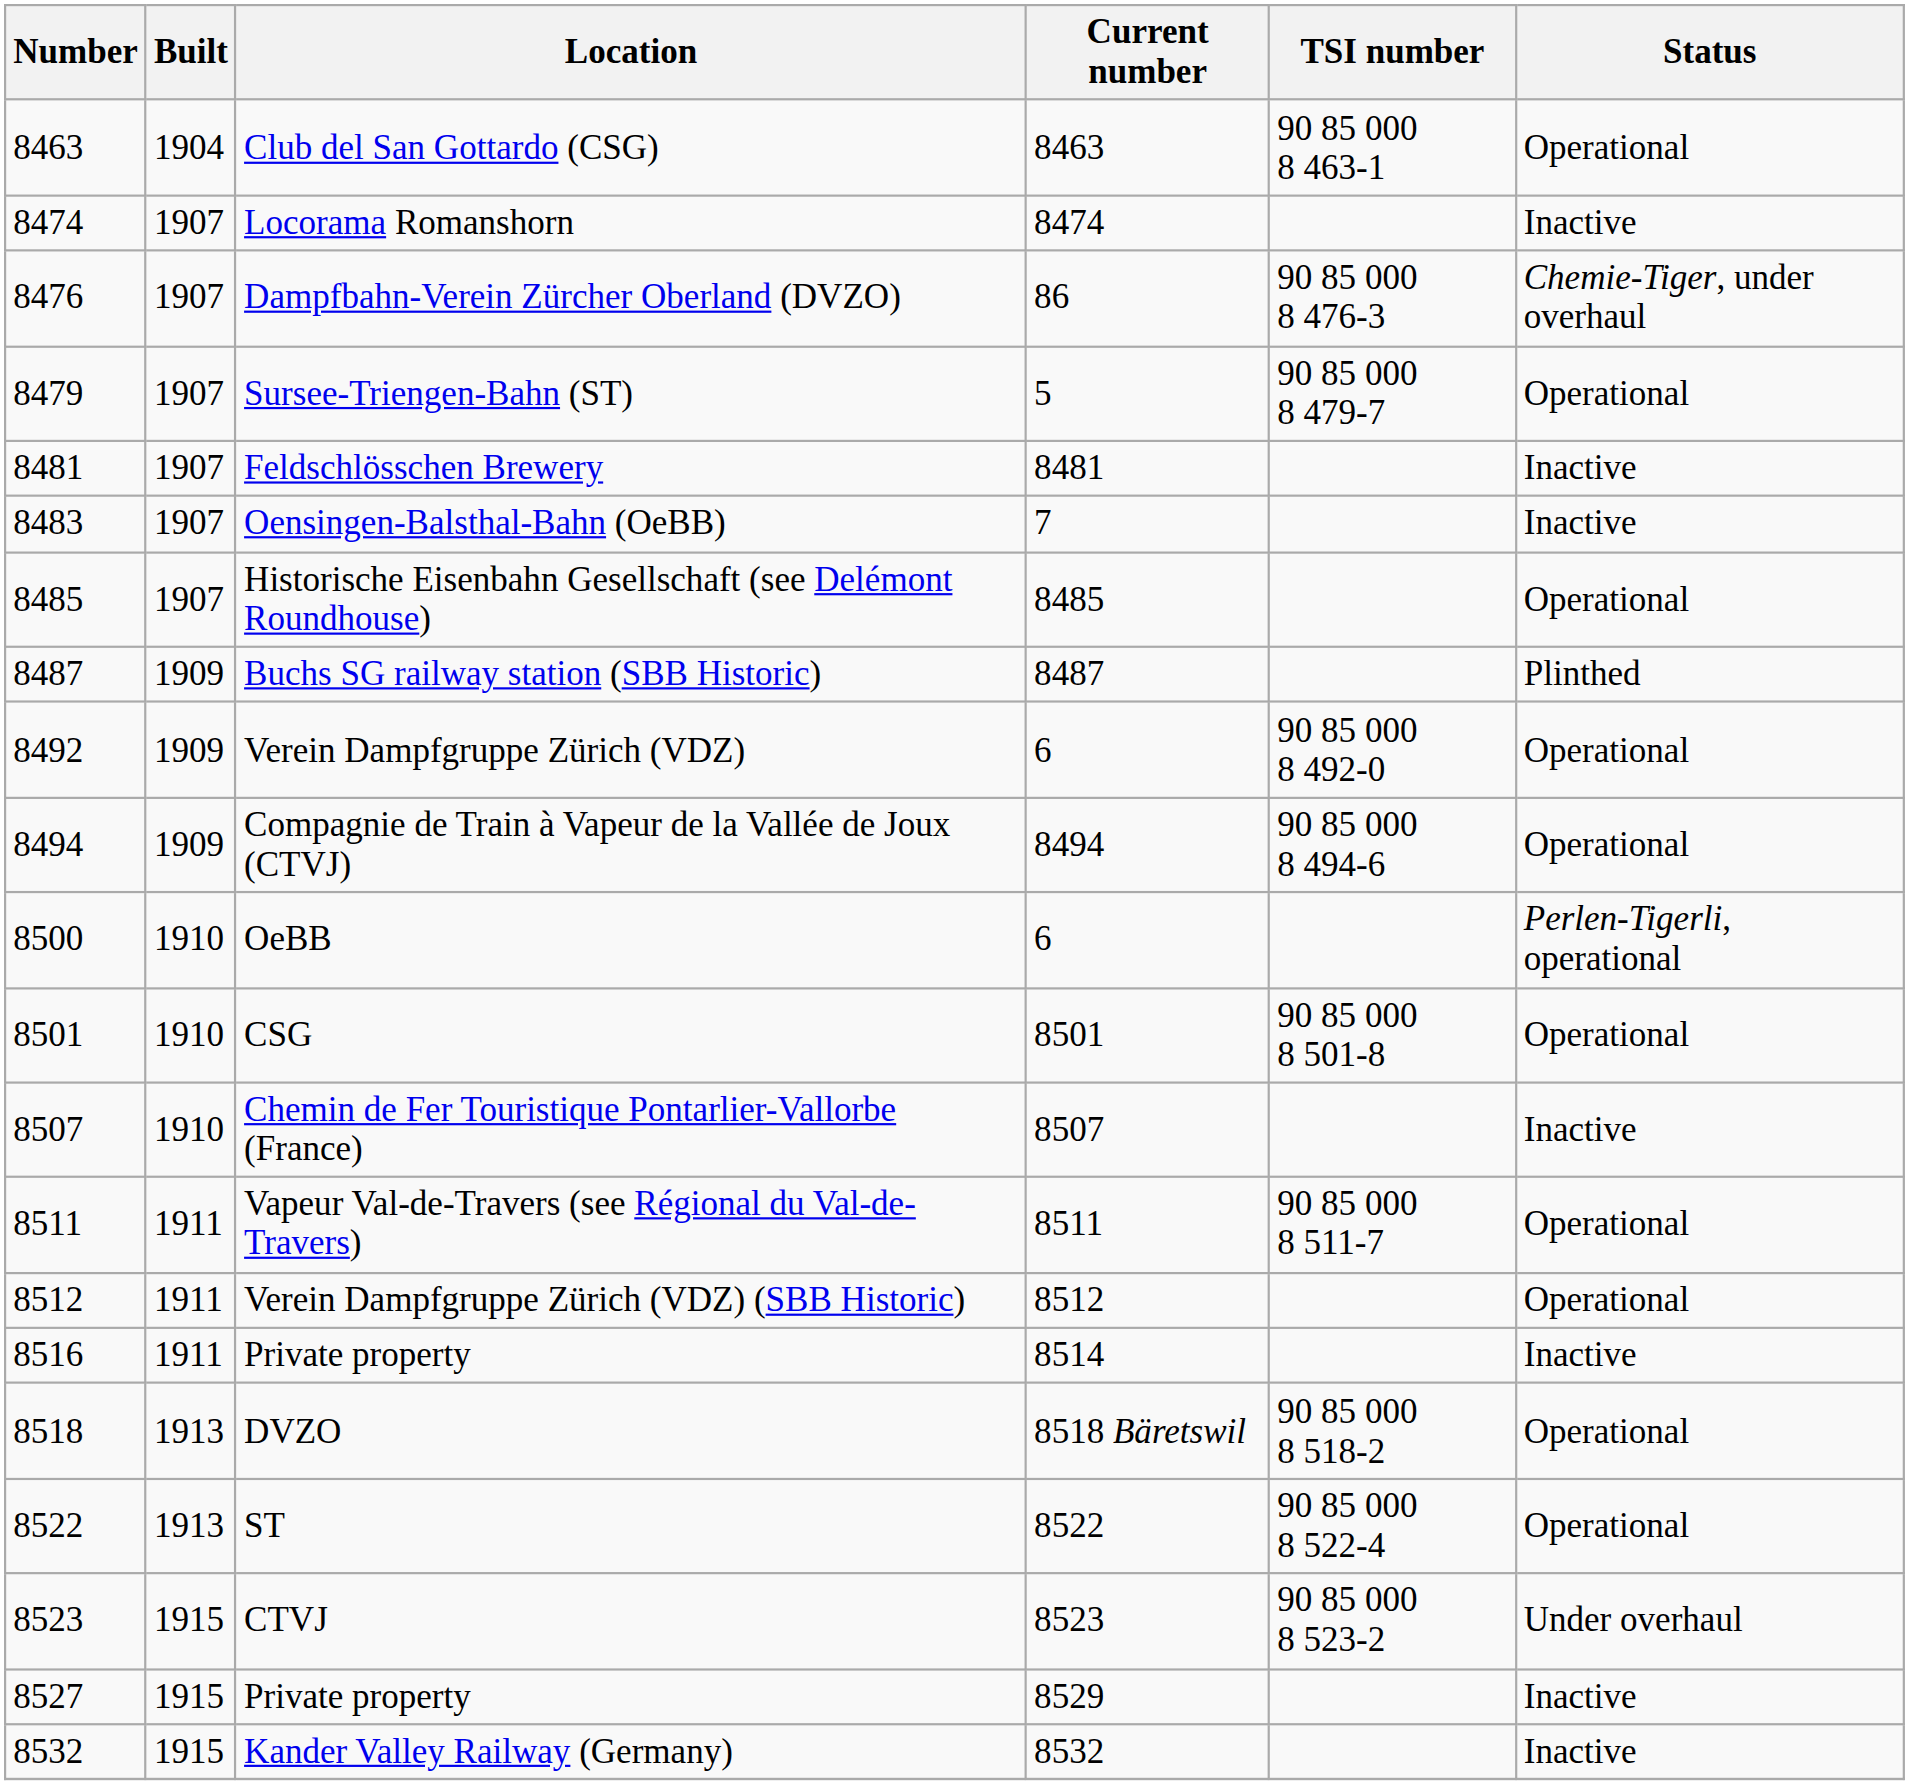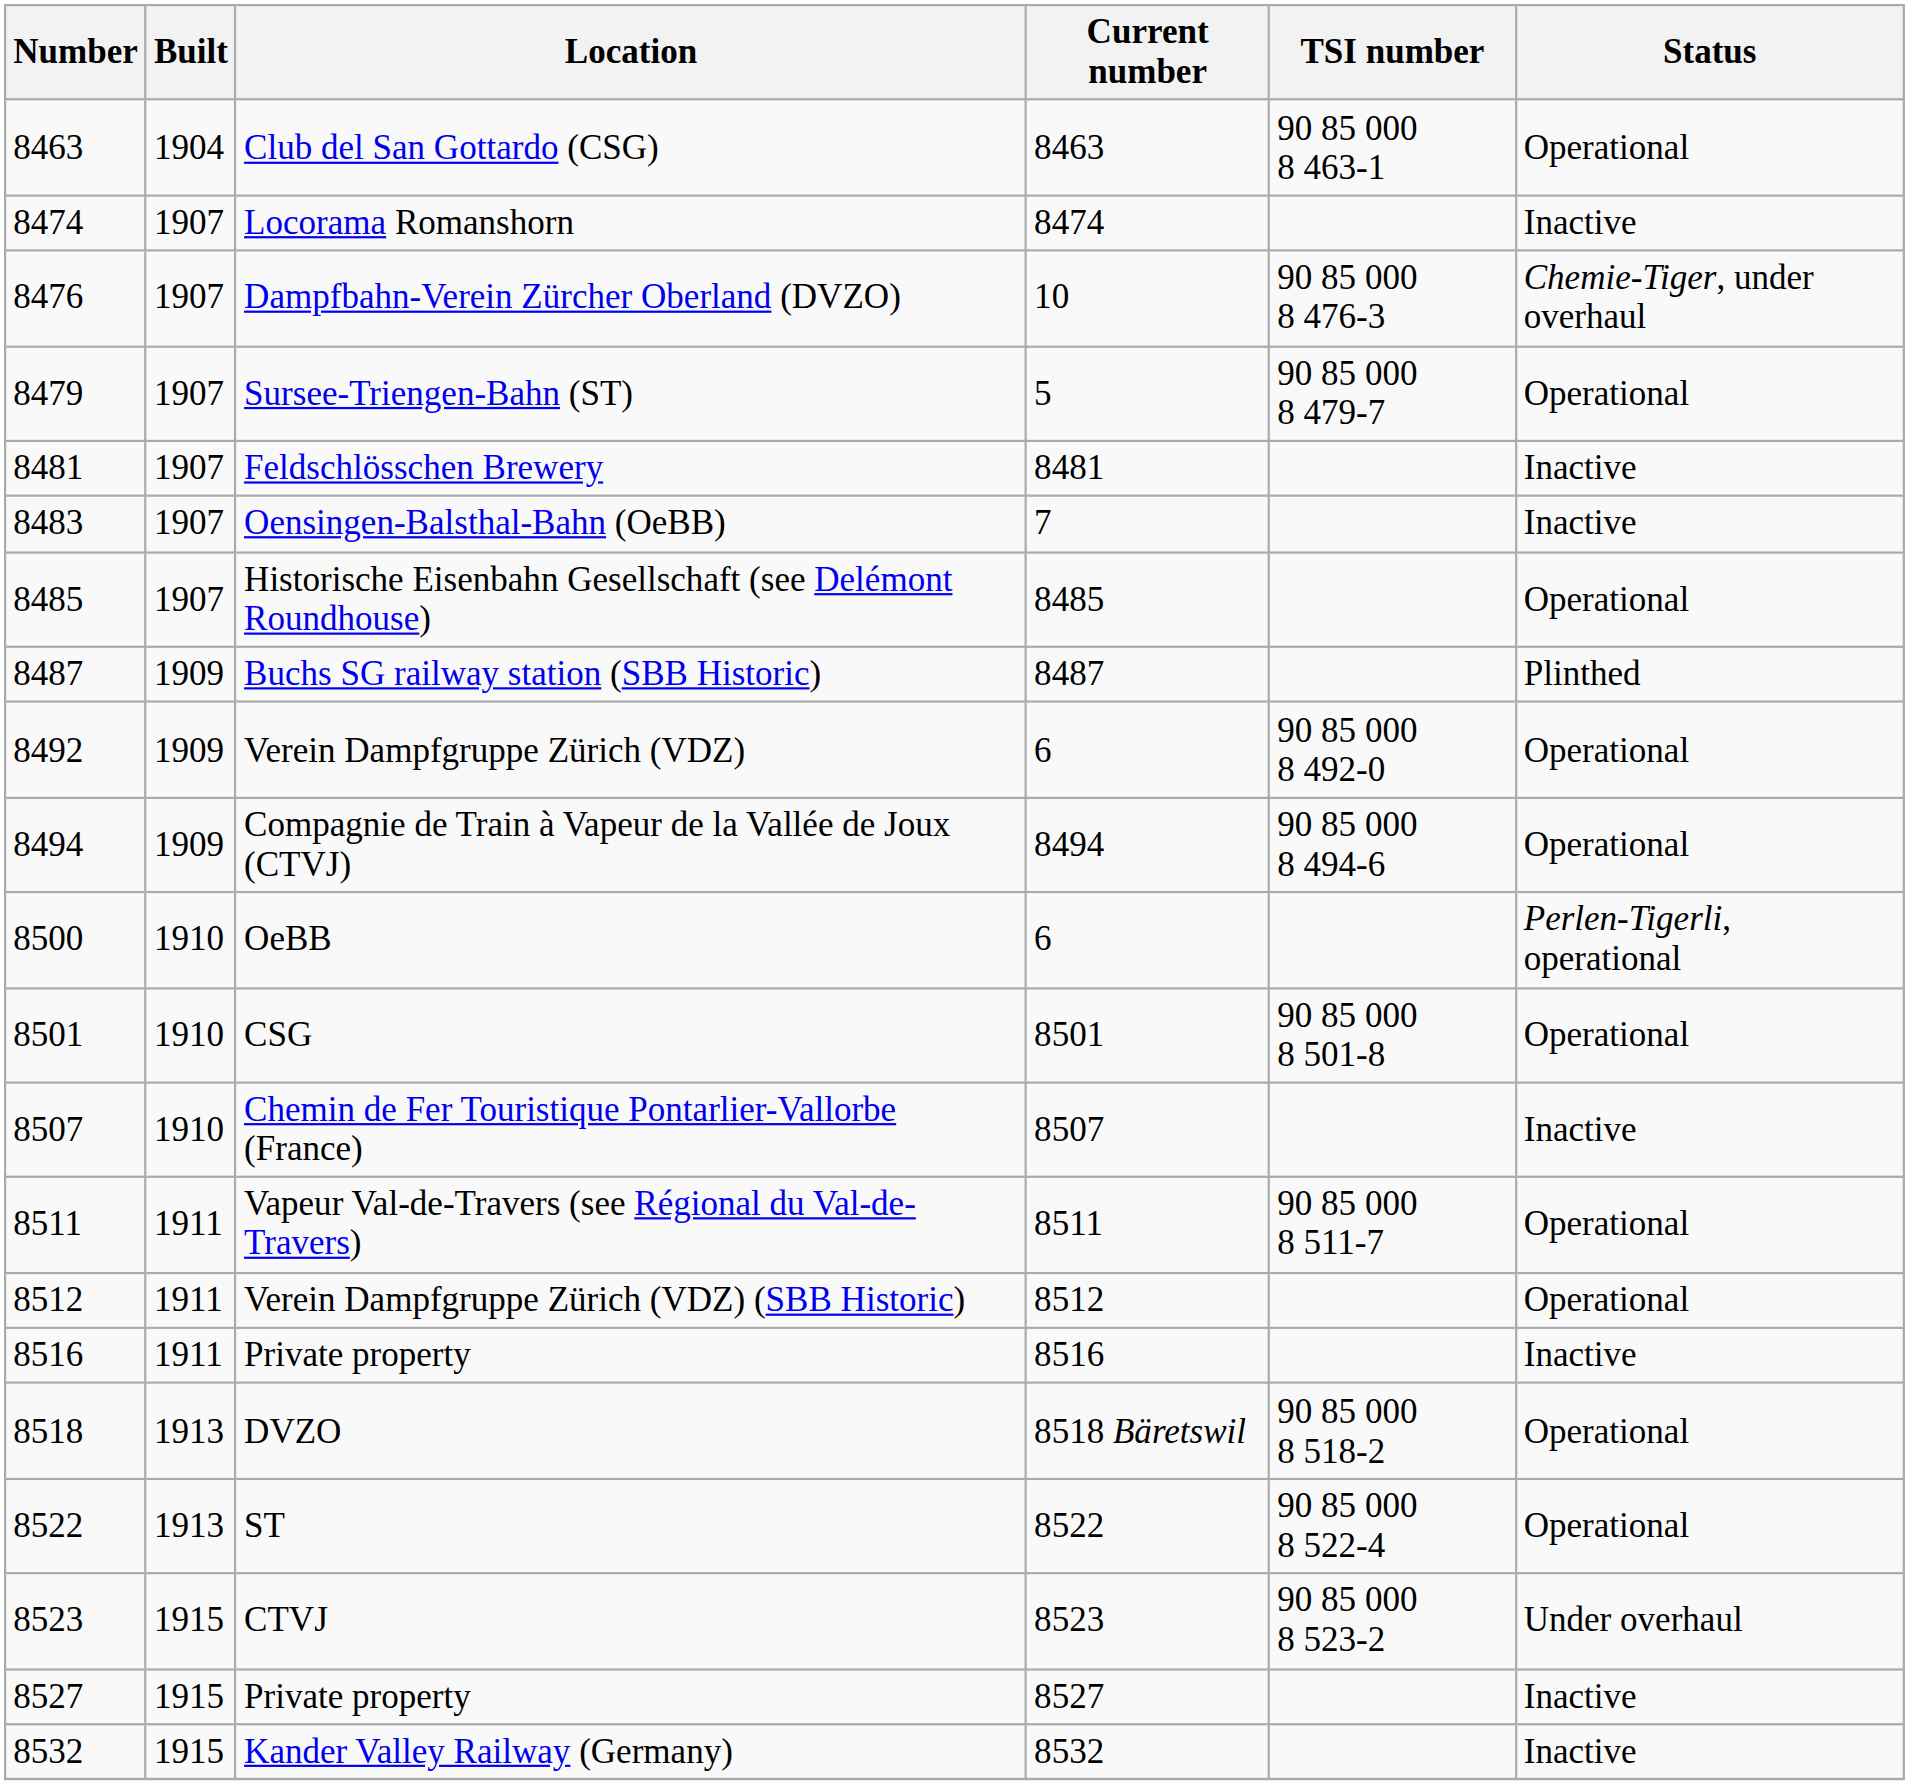(1052, 297) 86 -> (1052, 297) 10
(1069, 1355) 8514 -> (1069, 1355) 8516
(1069, 1695) 8529 -> (1069, 1695) 8527
